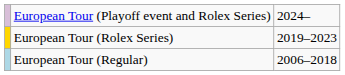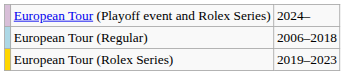rows swapped: (94, 37) <-> (81, 59)
